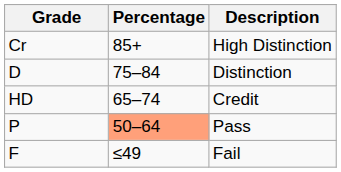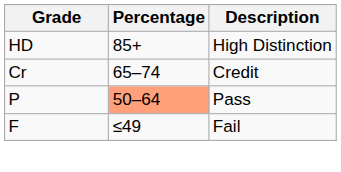(18, 45) Cr -> (21, 45) HD
- row: (252, 72)
(21, 99) HD -> (18, 72) Cr
